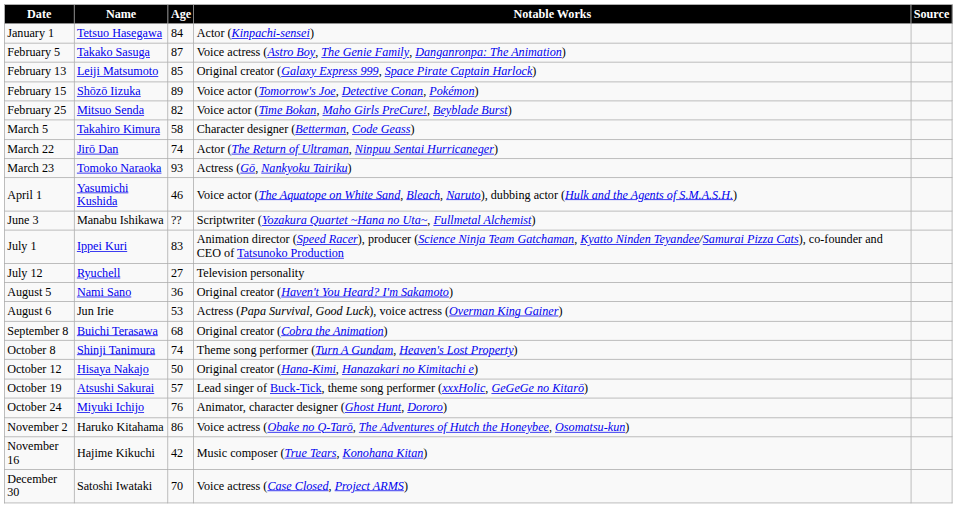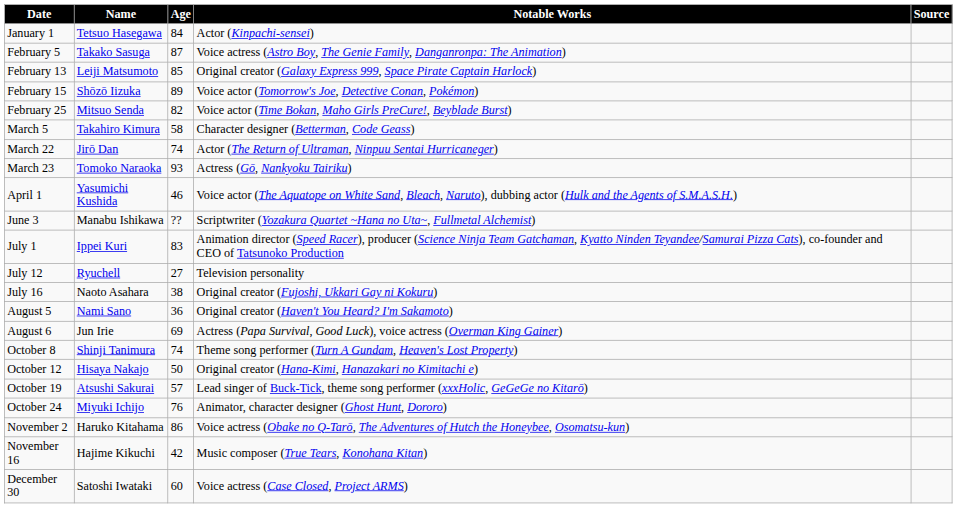+ row: (25, 292)
(177, 311) 53 -> (177, 330) 69
- row: (38, 330)
(177, 486) 70 -> (177, 486) 60
